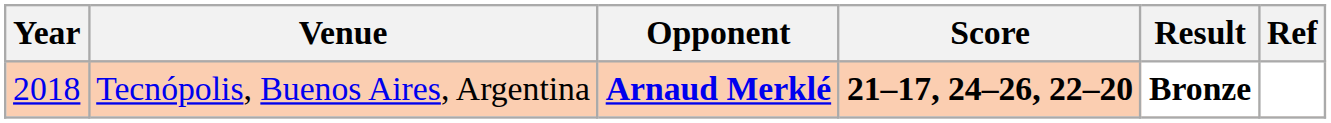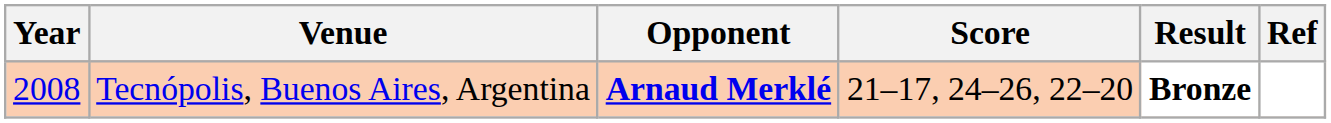(47, 88) 2018 -> (47, 88) 2008
(990, 88) bold -> (990, 88) normal
